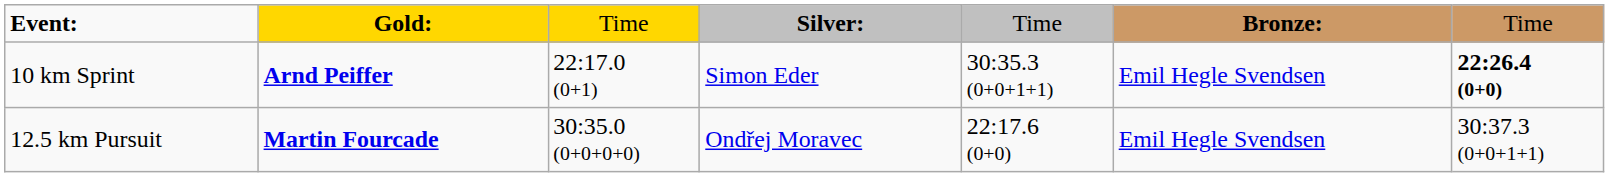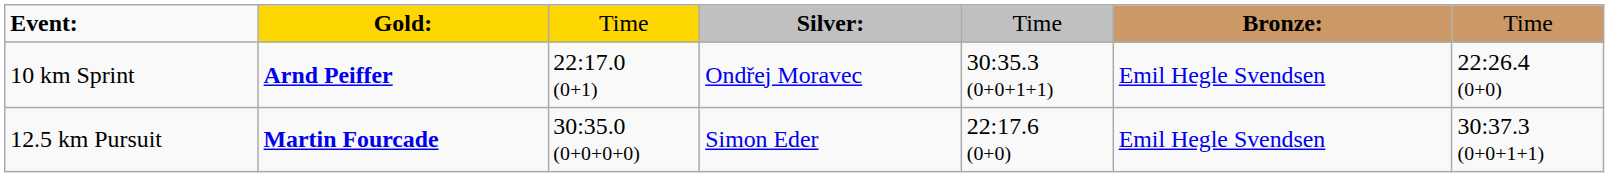(762, 74) Simon Eder -> (784, 74) Ondřej Moravec
(1494, 74) bold -> (1494, 74) normal
(784, 139) Ondřej Moravec -> (762, 139) Simon Eder
